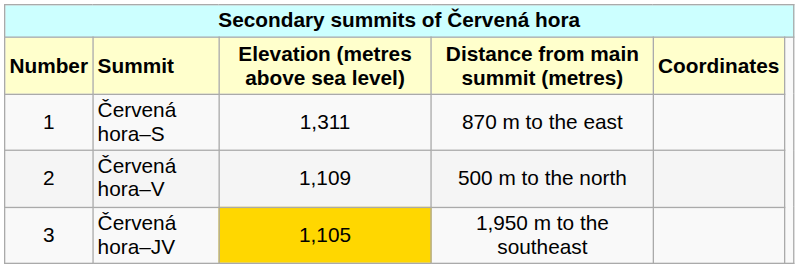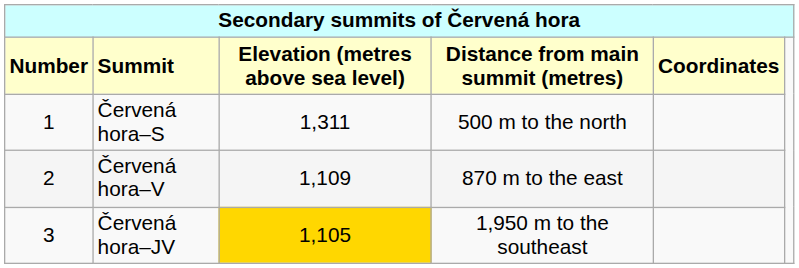(542, 122) 870 m to the east -> (542, 122) 500 m to the north
(542, 178) 500 m to the north -> (542, 178) 870 m to the east
